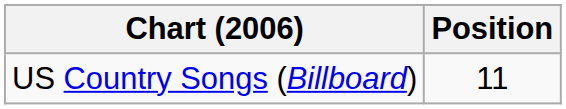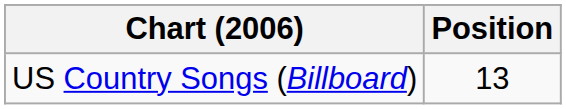(492, 77) 11 -> (492, 77) 13
